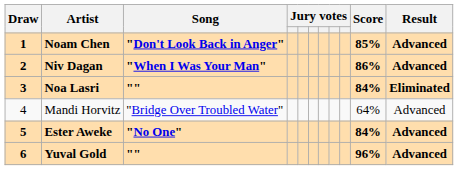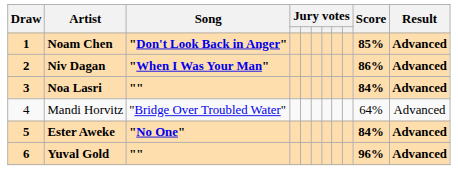(420, 88) Eliminated -> (420, 88) Advanced
